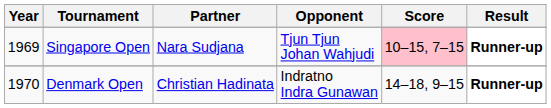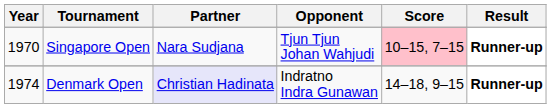(24, 47) 1969 -> (24, 47) 1970
(24, 85) 1970 -> (24, 85) 1974
(215, 85) no background -> (215, 85) lavender background
